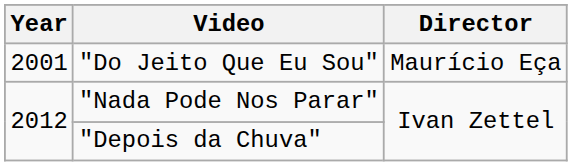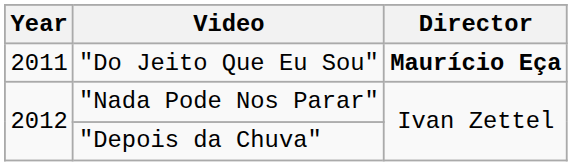(39, 63) 2001 -> (39, 63) 2011
(476, 63) normal -> (476, 63) bold
